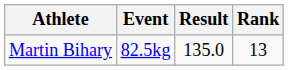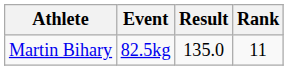(258, 49) 13 -> (258, 49) 11
